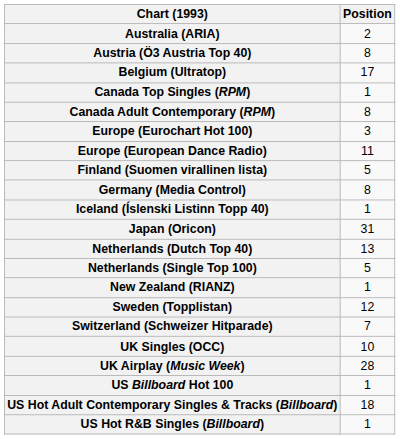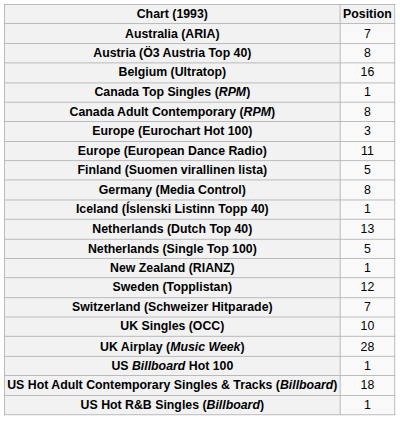(367, 33) 2 -> (367, 33) 7
(367, 72) 17 -> (367, 72) 16
- row: (172, 229)
